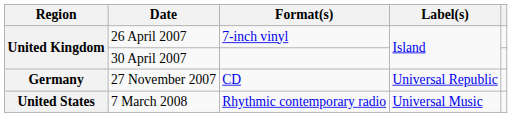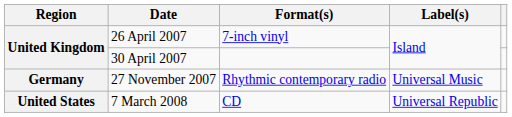(232, 79) CD -> (304, 79) Rhythmic contemporary radio
(445, 79) Universal Republic -> (438, 79) Universal Music
(304, 101) Rhythmic contemporary radio -> (232, 101) CD
(438, 101) Universal Music -> (445, 101) Universal Republic
